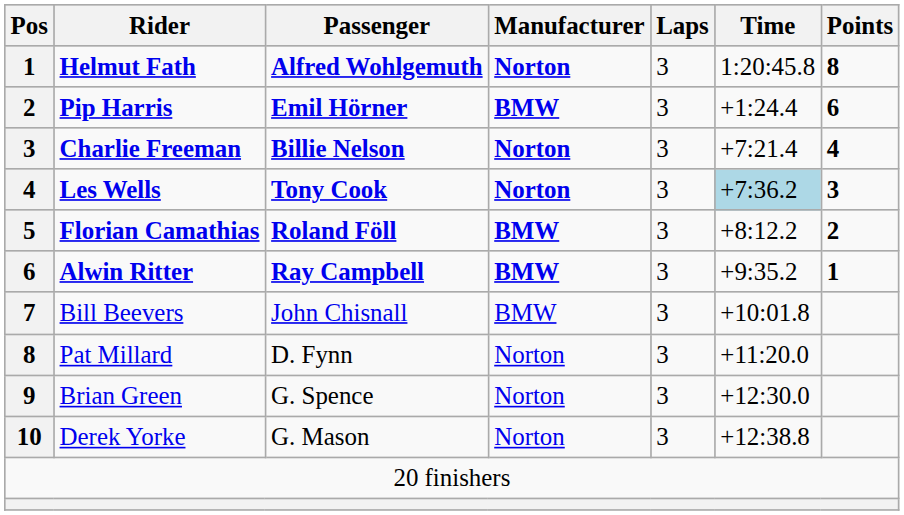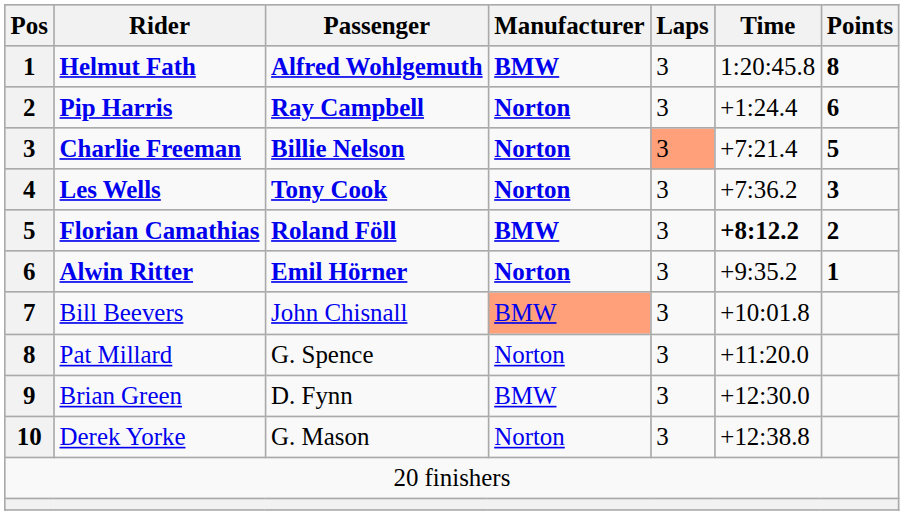(532, 66) Norton -> (527, 66) BMW
(339, 107) Emil Hörner -> (348, 107) Ray Campbell
(527, 107) BMW -> (532, 107) Norton
(662, 148) no background -> (662, 148) lightsalmon background
(833, 148) 4 -> (833, 148) 5
(759, 189) lightblue background -> (759, 189) no background
(759, 230) normal -> (760, 230) bold
(348, 271) Ray Campbell -> (339, 271) Emil Hörner
(527, 271) BMW -> (532, 271) Norton
(525, 312) no background -> (525, 312) lightsalmon background
(312, 354) D. Fynn -> (322, 354) G. Spence
(322, 395) G. Spence -> (312, 395) D. Fynn
(529, 395) Norton -> (525, 395) BMW
